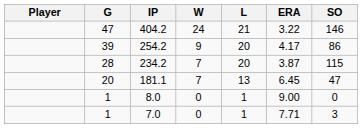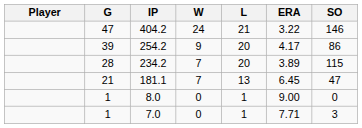(289, 64) 3.87 -> (289, 64) 3.89
(108, 81) 20 -> (108, 81) 21
